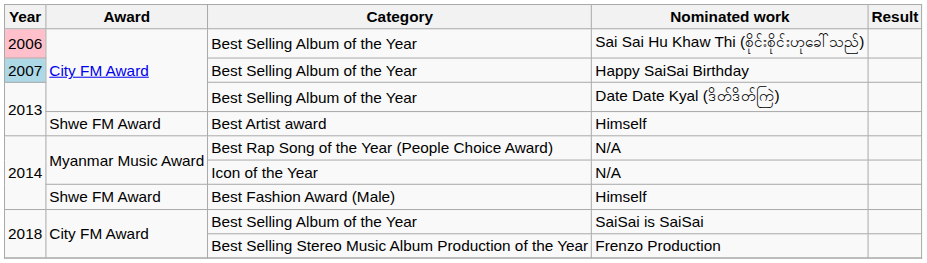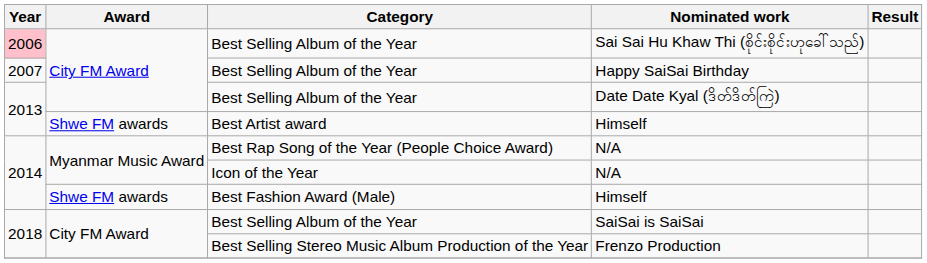(25, 71) lightblue background -> (25, 71) no background
(105, 124) Shwe FM Award -> (109, 124) Shwe FM awards
(105, 197) Shwe FM Award -> (109, 197) Shwe FM awards
